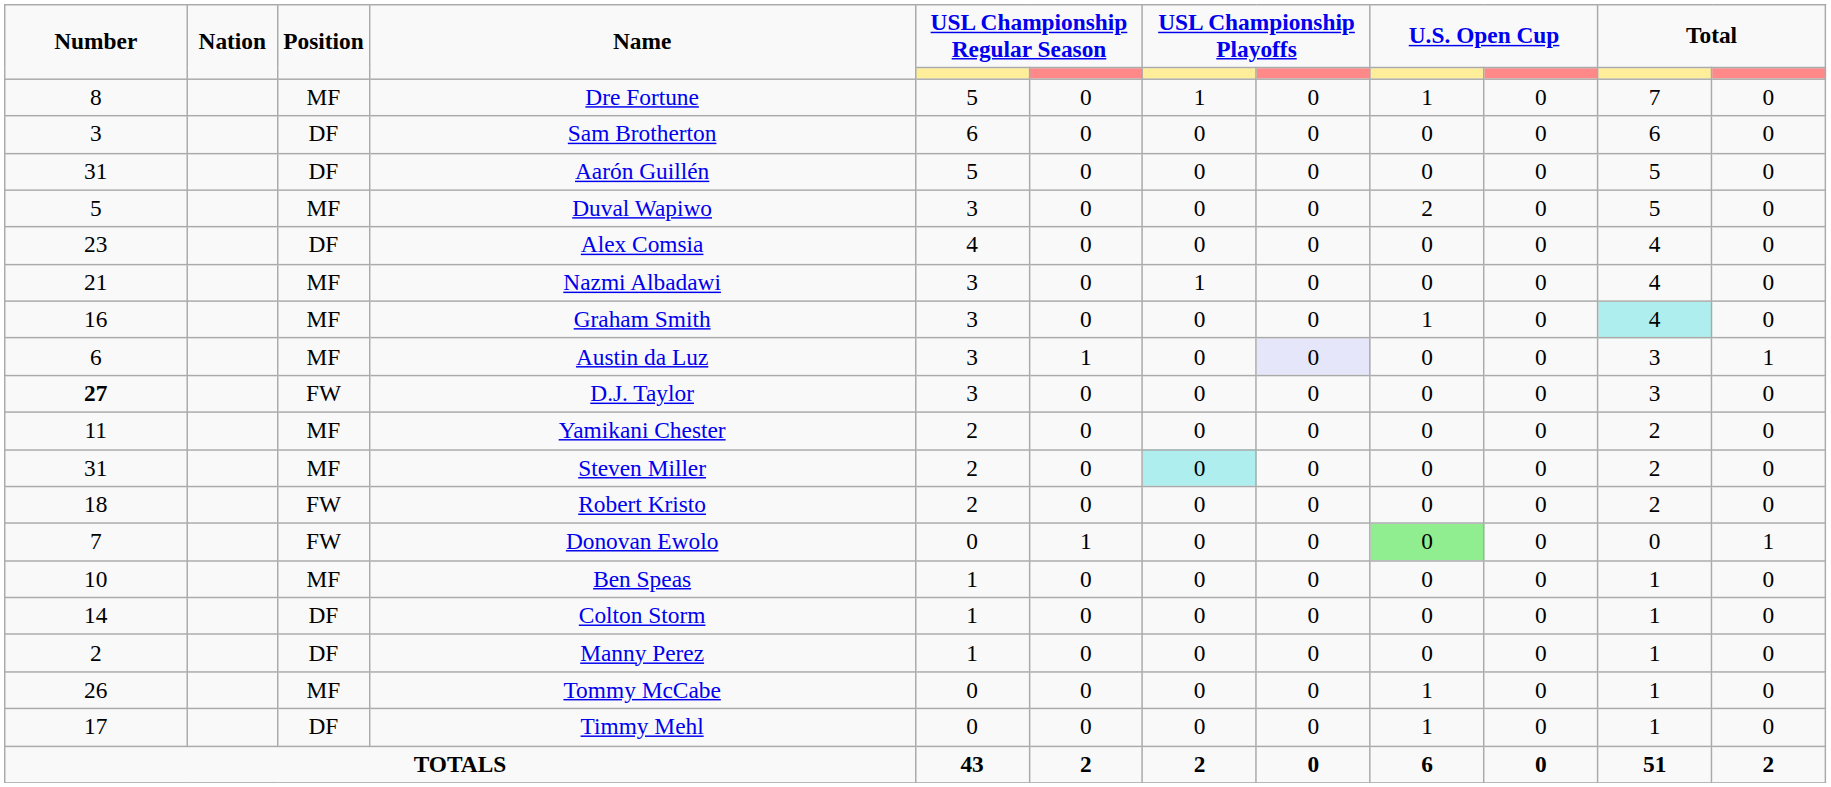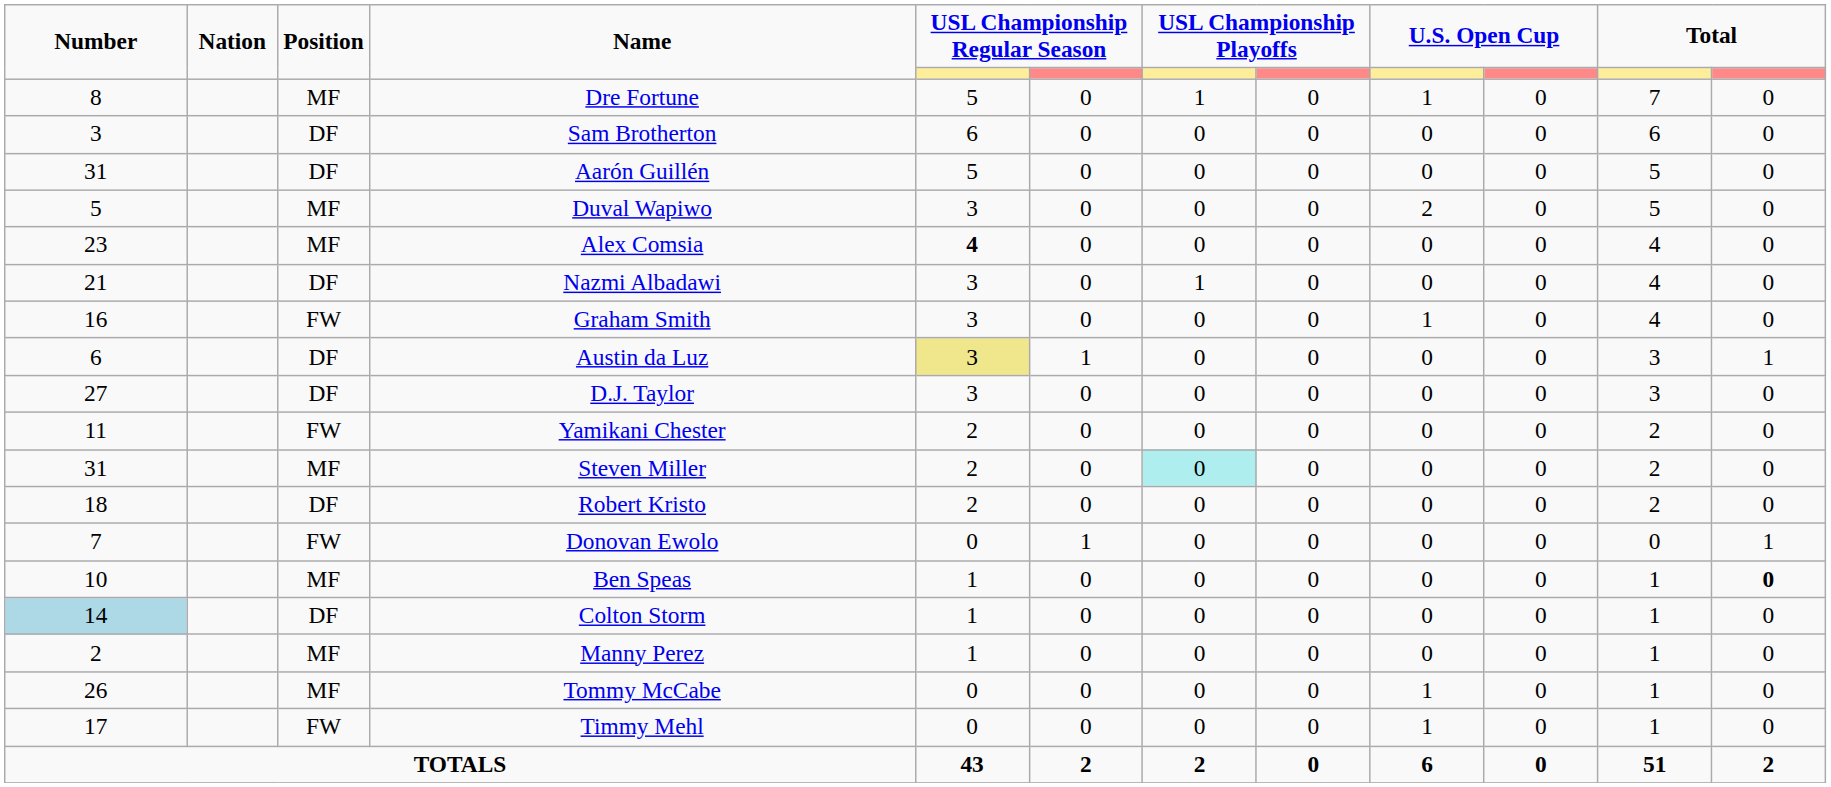(323, 245) DF -> (323, 245) MF
(972, 245) normal -> (972, 245) bold
(323, 282) MF -> (323, 282) DF
(323, 319) MF -> (323, 319) FW
(1655, 319) paleturquoise background -> (1655, 319) no background
(323, 356) MF -> (323, 356) DF
(972, 356) no background -> (972, 356) khaki background
(1313, 356) lavender background -> (1313, 356) no background
(96, 393) bold -> (96, 393) normal
(323, 393) FW -> (323, 393) DF
(323, 430) MF -> (323, 430) FW
(323, 504) FW -> (323, 504) DF
(1427, 541) lightgreen background -> (1427, 541) no background
(1768, 578) normal -> (1768, 578) bold
(96, 615) no background -> (96, 615) lightblue background
(323, 652) DF -> (323, 652) MF
(323, 726) DF -> (323, 726) FW
